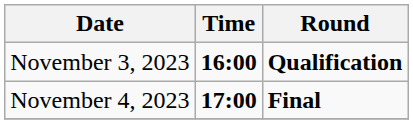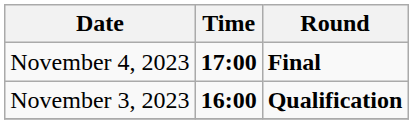rows swapped: (100, 61) <-> (100, 99)
